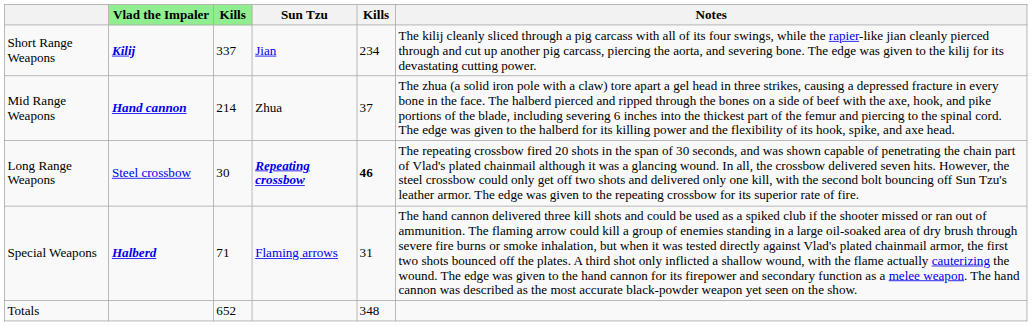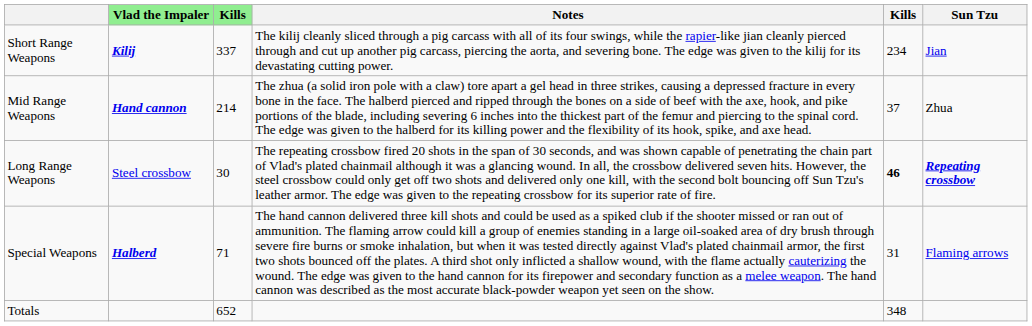columns swapped: (304, 14) <-> (711, 14)
